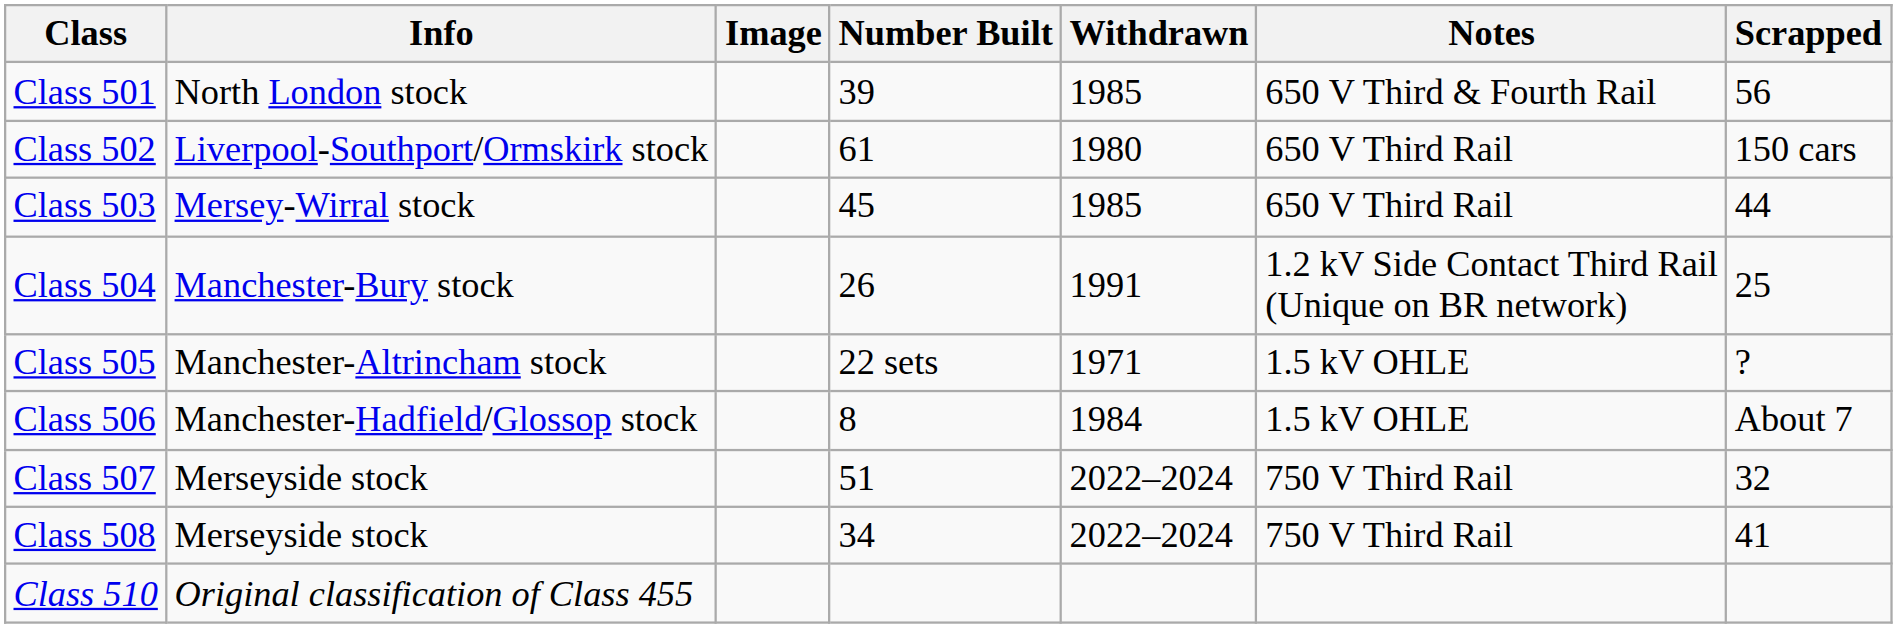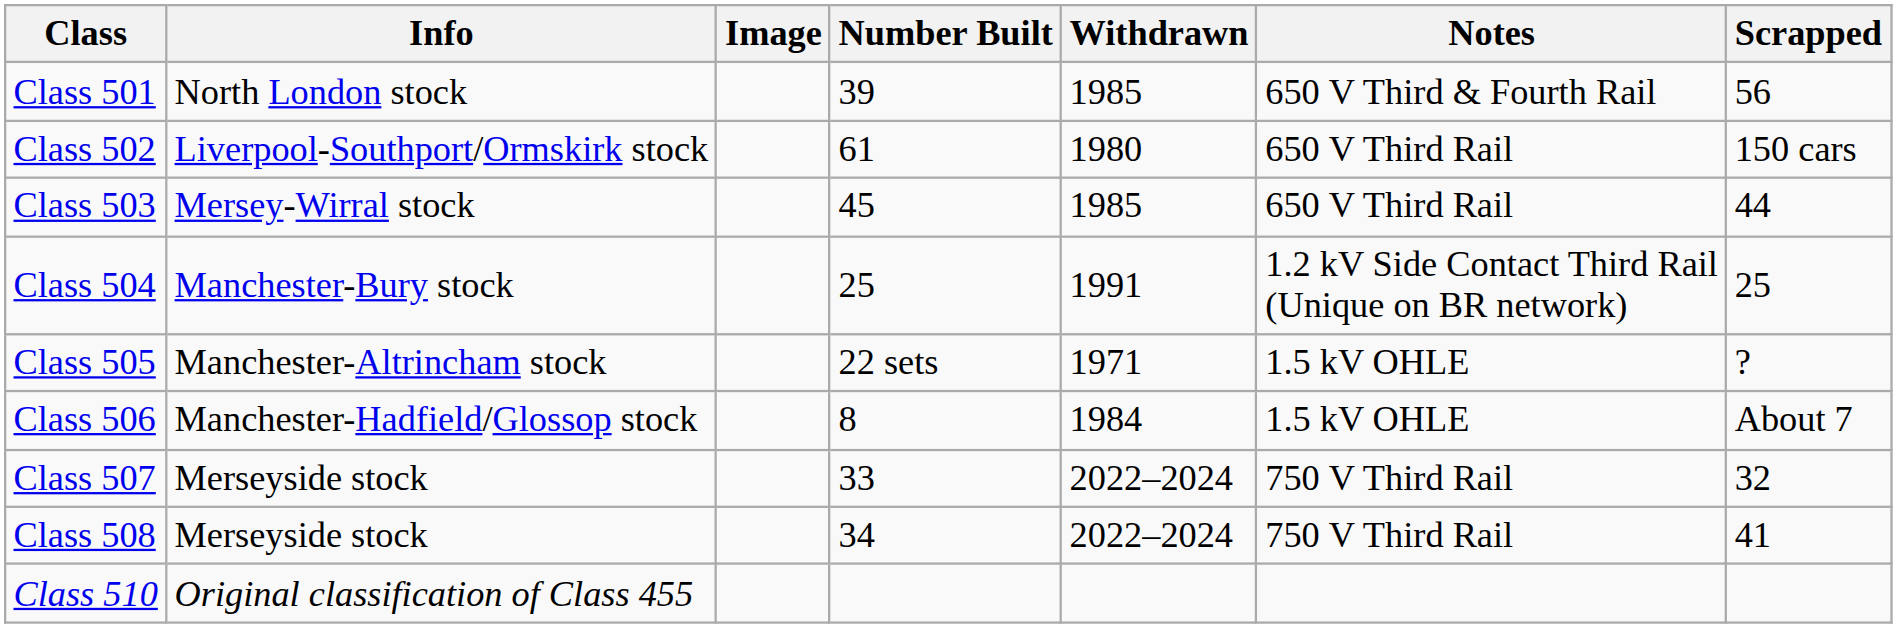(857, 284) 26 -> (857, 284) 25
(857, 477) 51 -> (857, 477) 33
